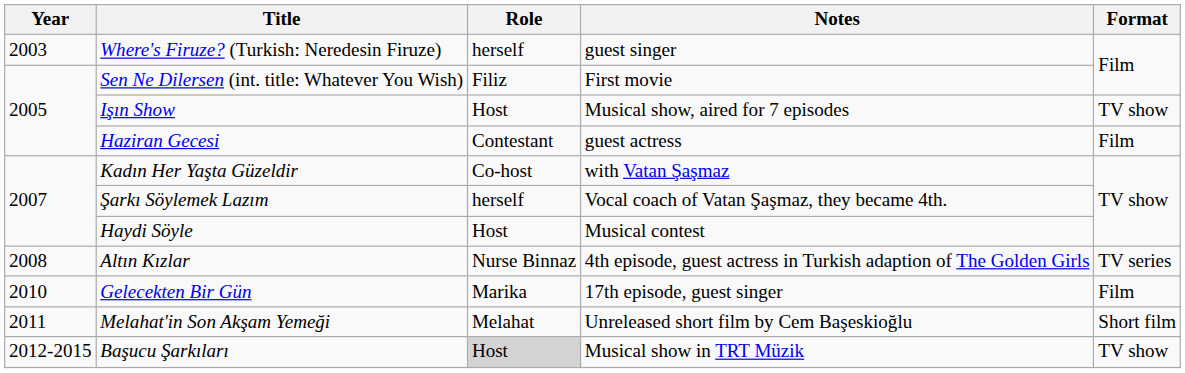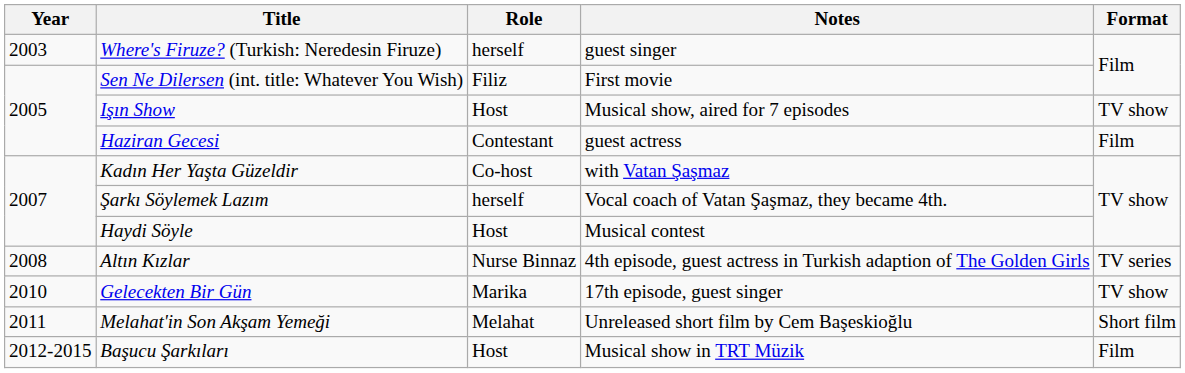(1116, 291) Film -> (1133, 291) TV show
(490, 351) lightgrey background -> (490, 351) no background
(1133, 351) TV show -> (1116, 351) Film
